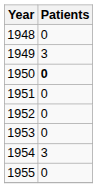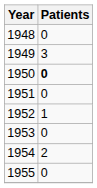(44, 113) 0 -> (44, 113) 1
(44, 153) 3 -> (44, 153) 2
